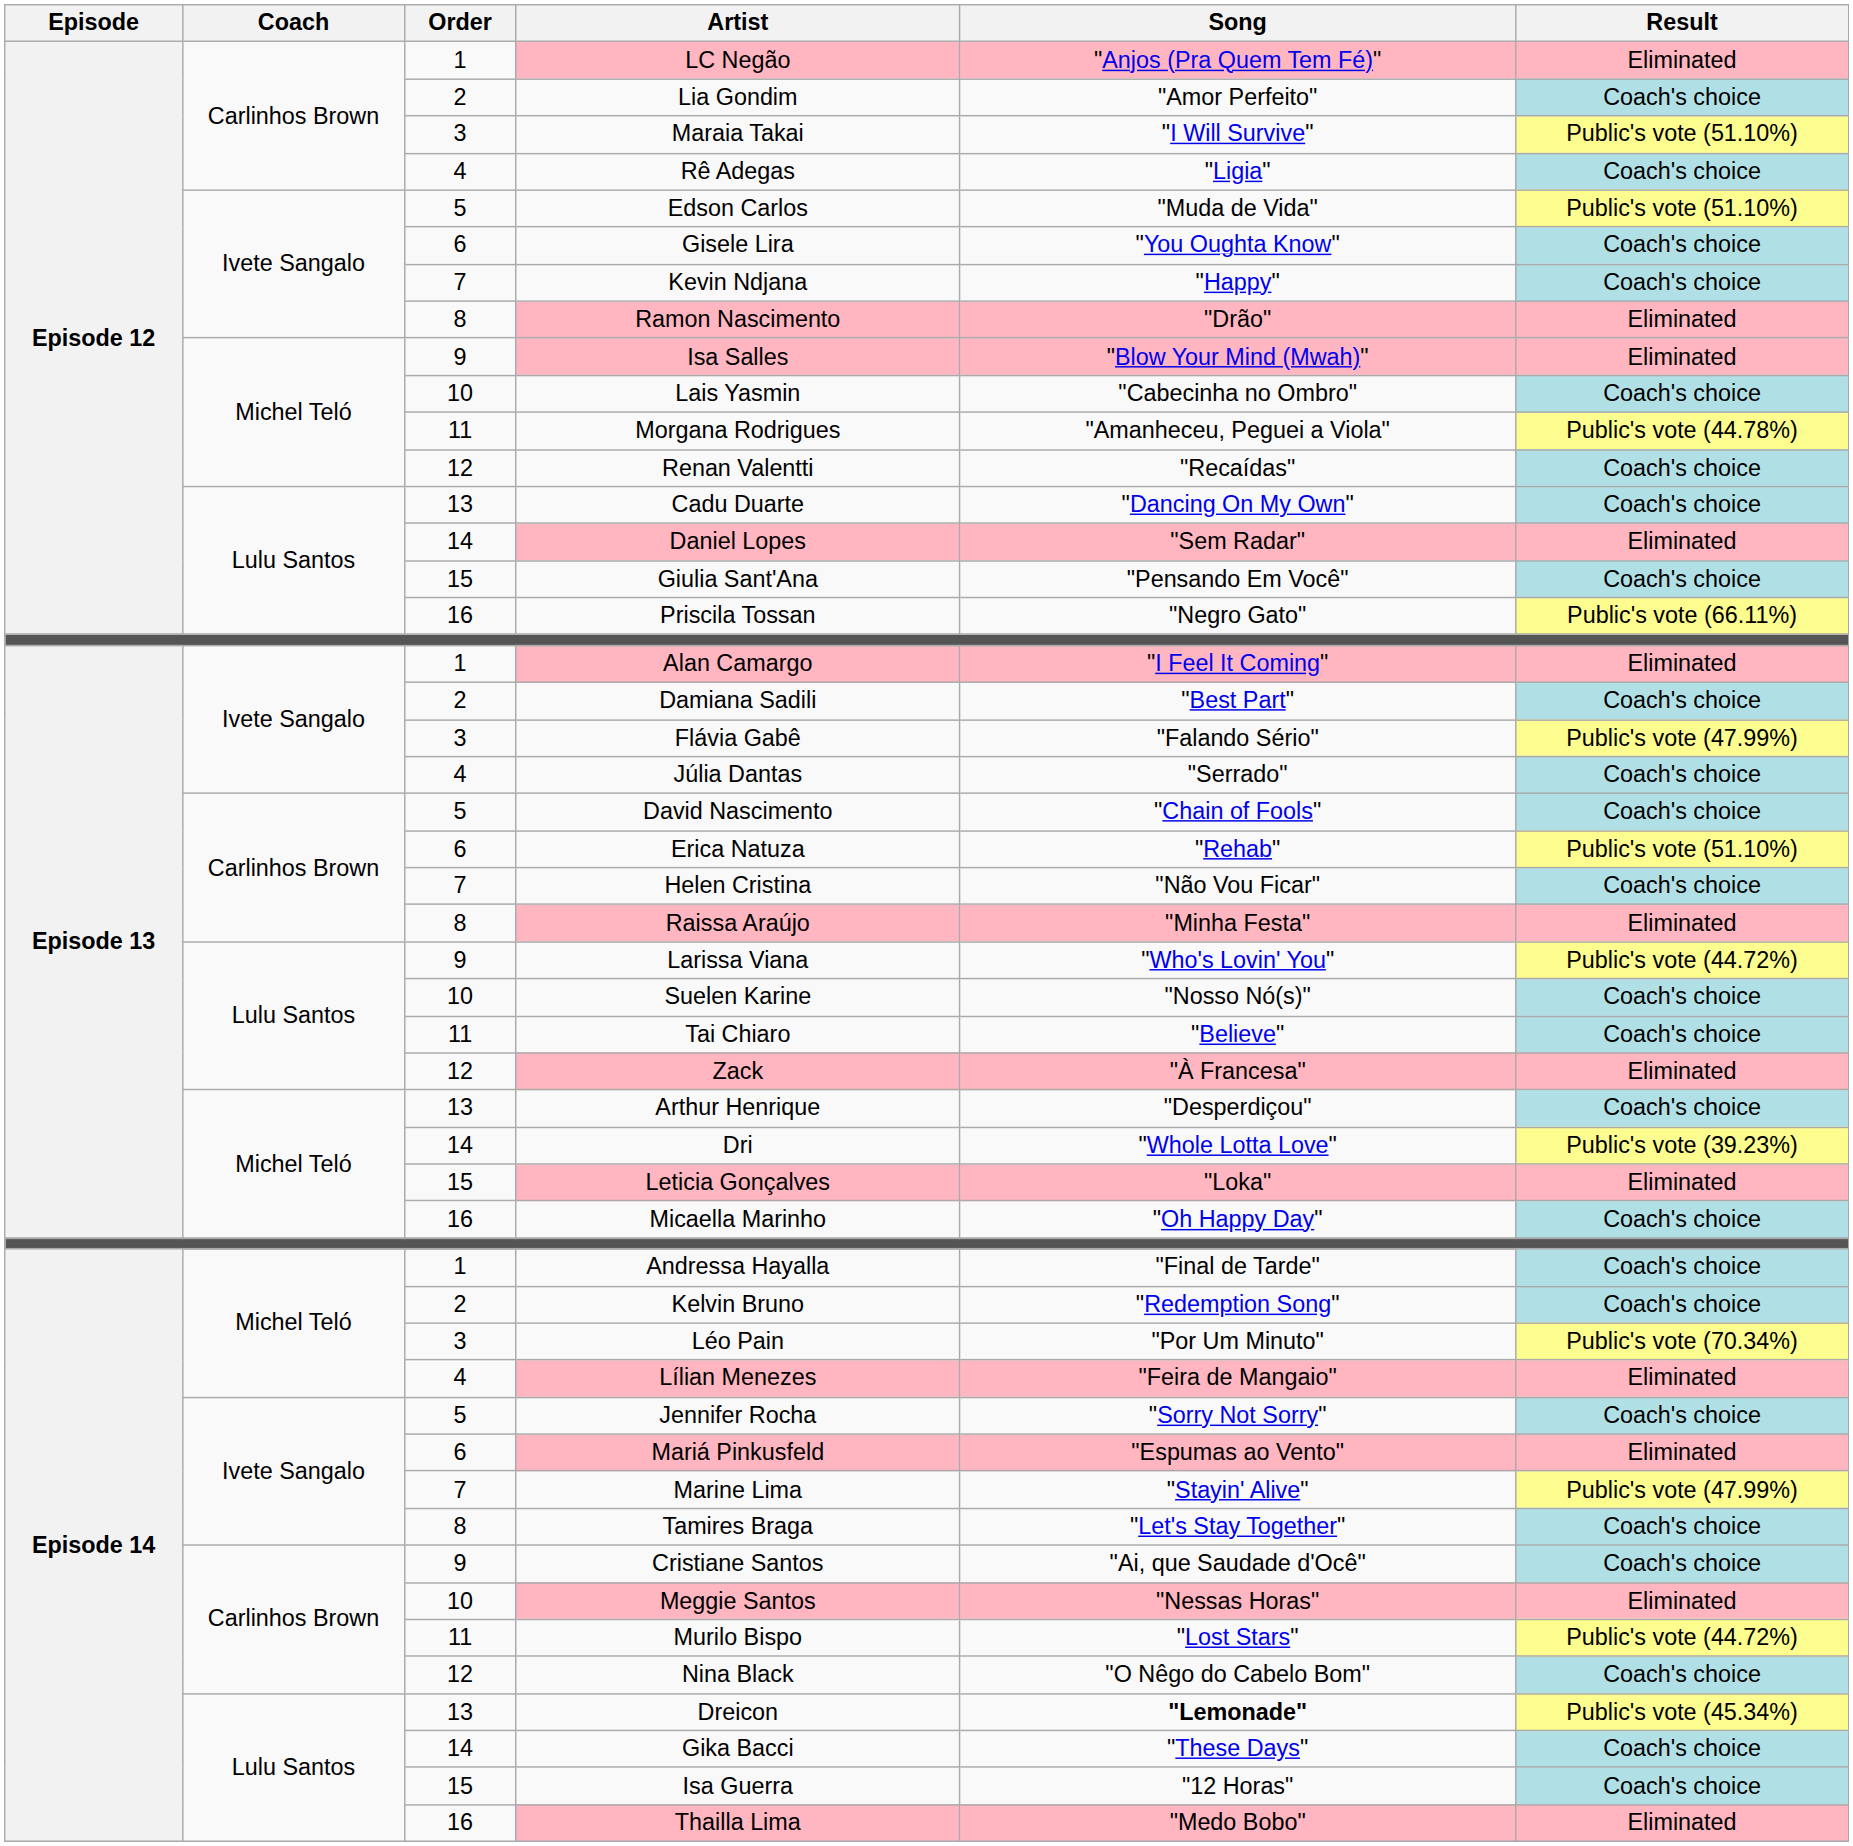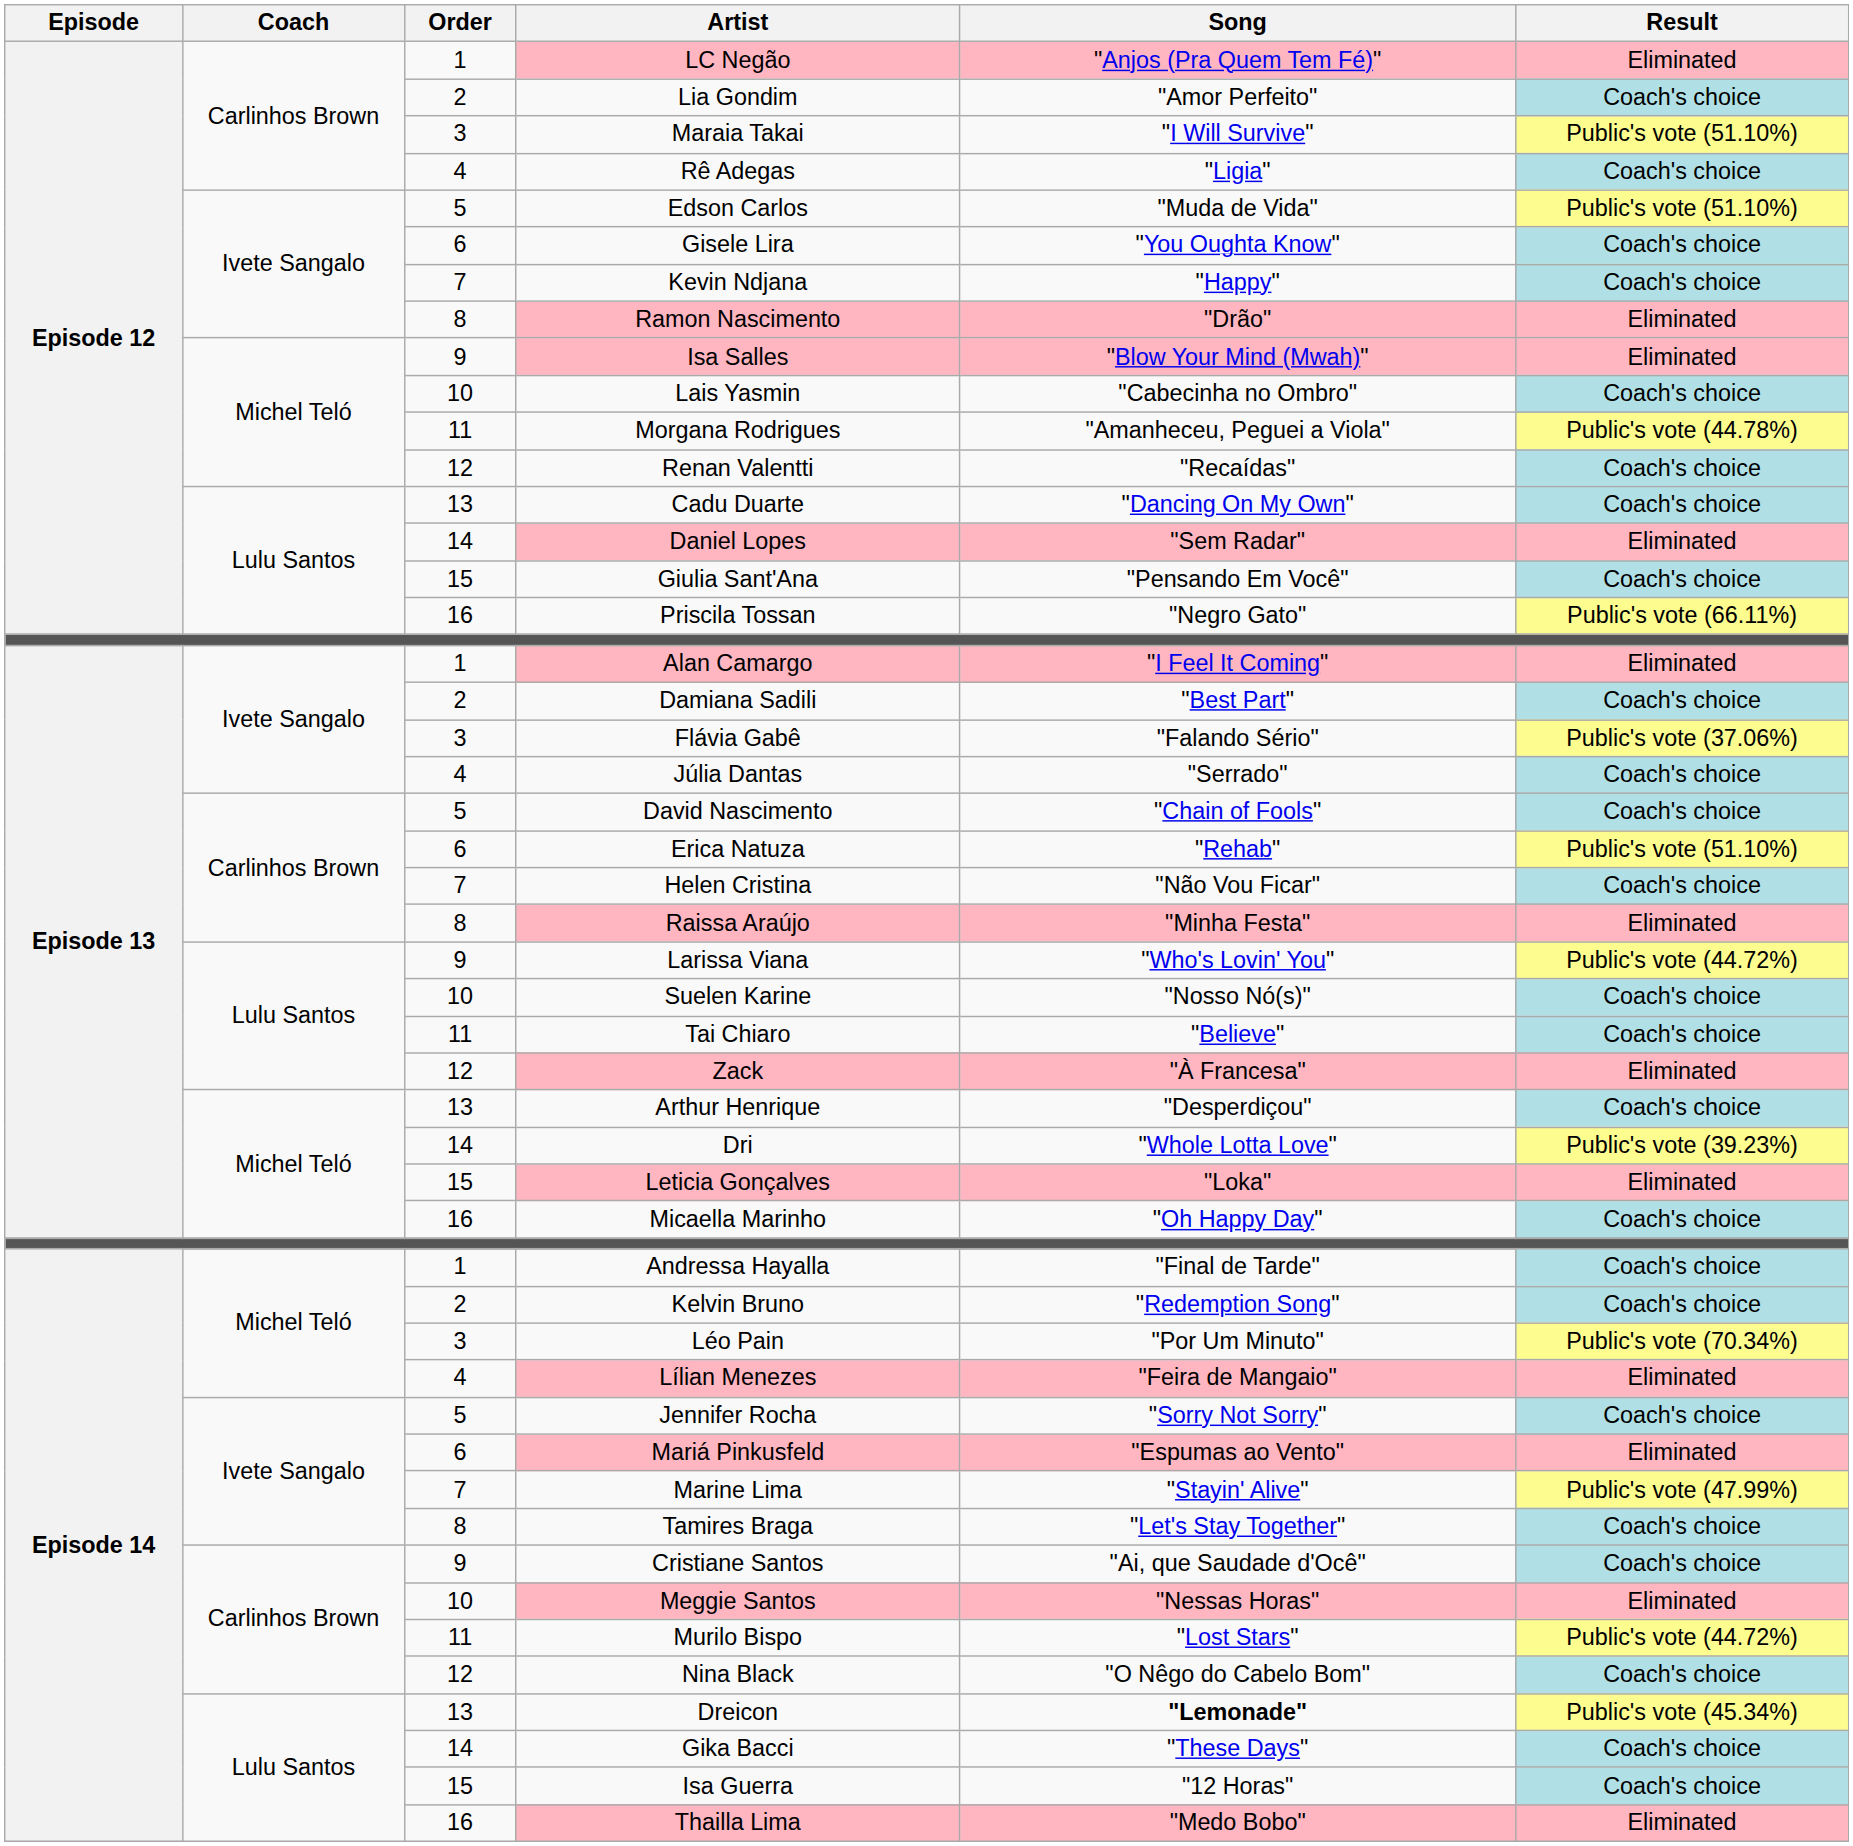(1682, 737) Public's vote (47.99%) -> (1682, 737) Public's vote (37.06%)
